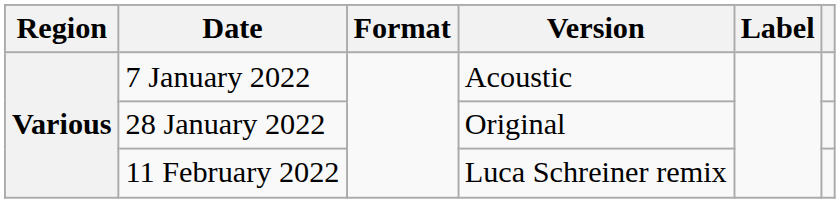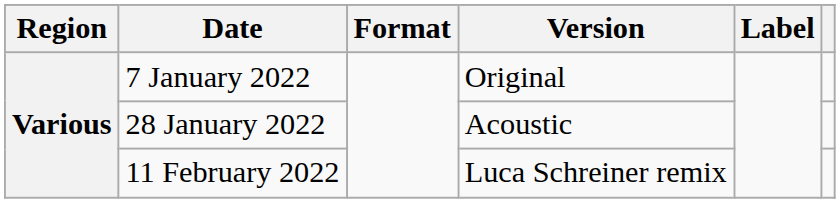(518, 76) Acoustic -> (515, 76) Original
(515, 124) Original -> (518, 124) Acoustic
